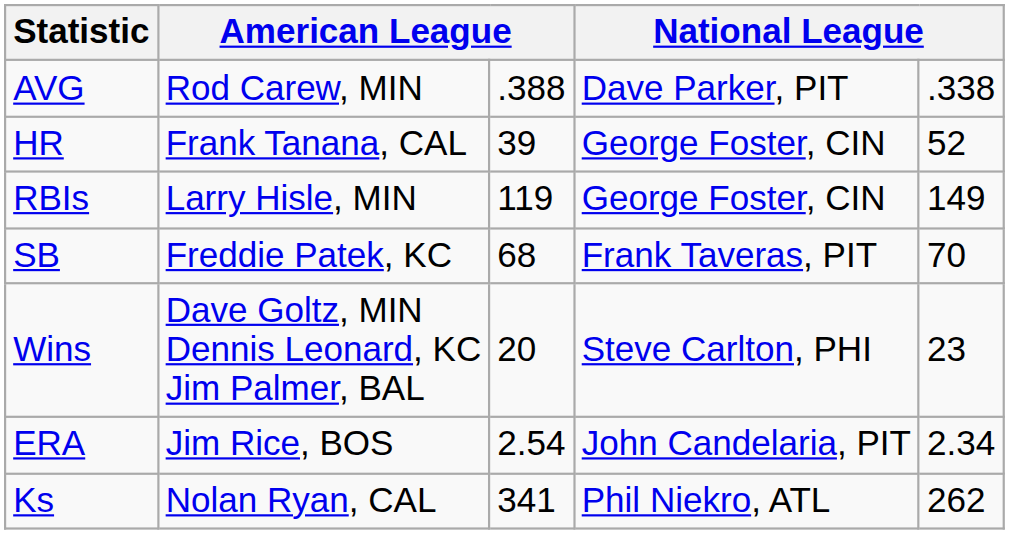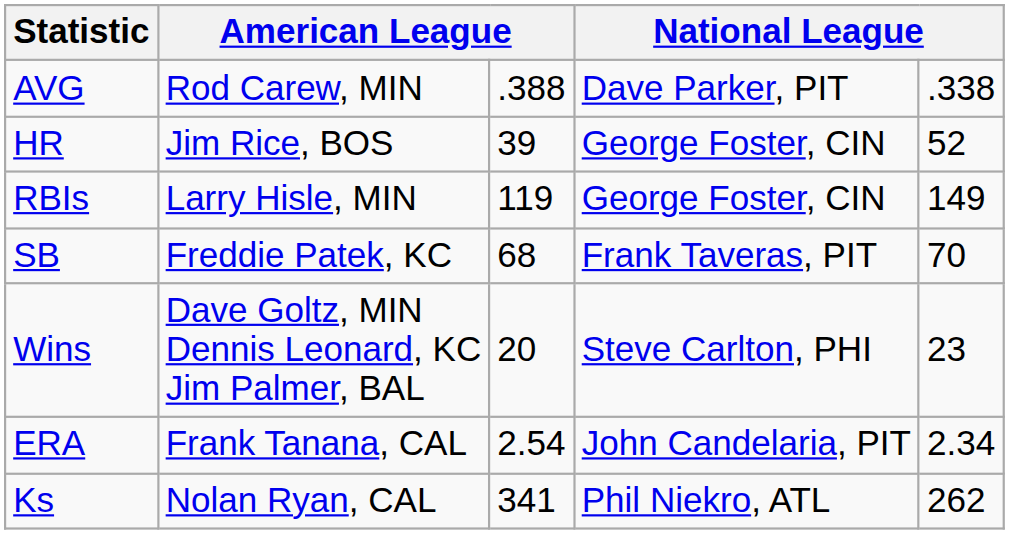(316, 143) Frank Tanana, CAL -> (280, 143) Jim Rice, BOS
(280, 444) Jim Rice, BOS -> (316, 444) Frank Tanana, CAL
